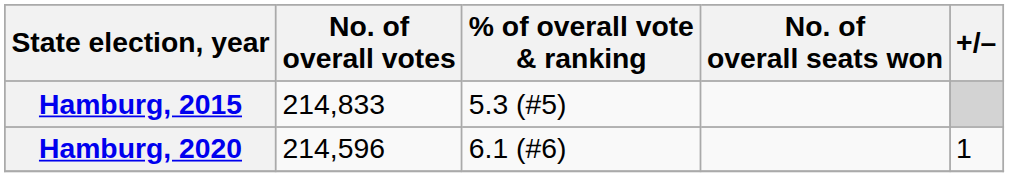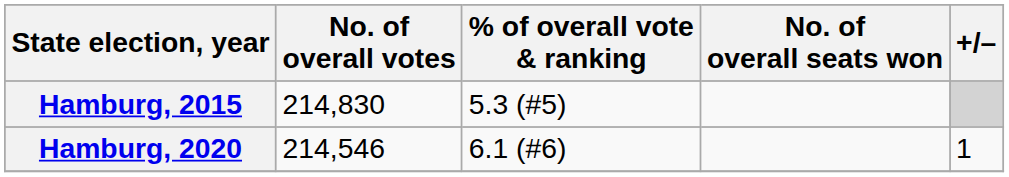(334, 103) 214,833 -> (334, 103) 214,830
(334, 148) 214,596 -> (334, 148) 214,546
